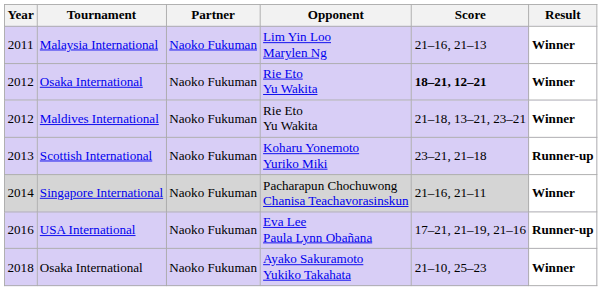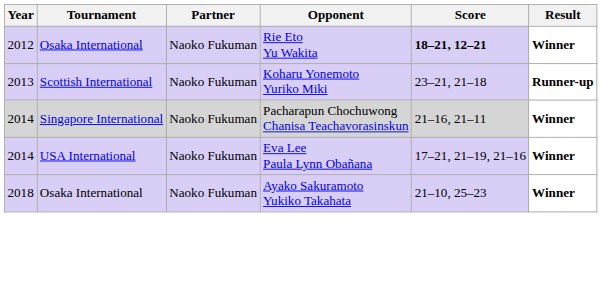- row: (99, 45)
- row: (99, 119)
(21, 230) 2016 -> (21, 156) 2014
(563, 230) Runner-up -> (553, 156) Winner
